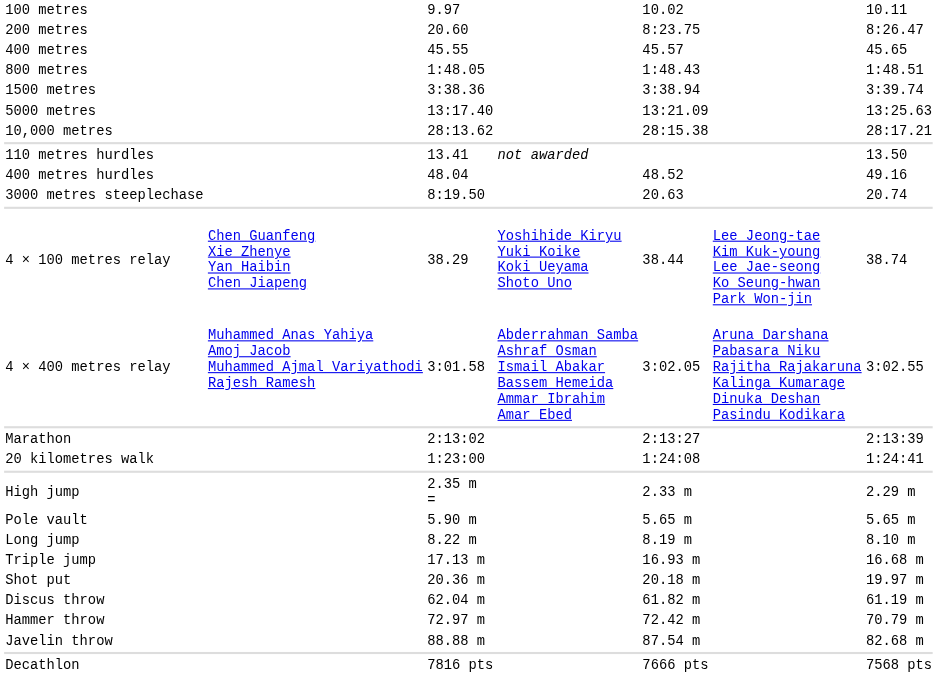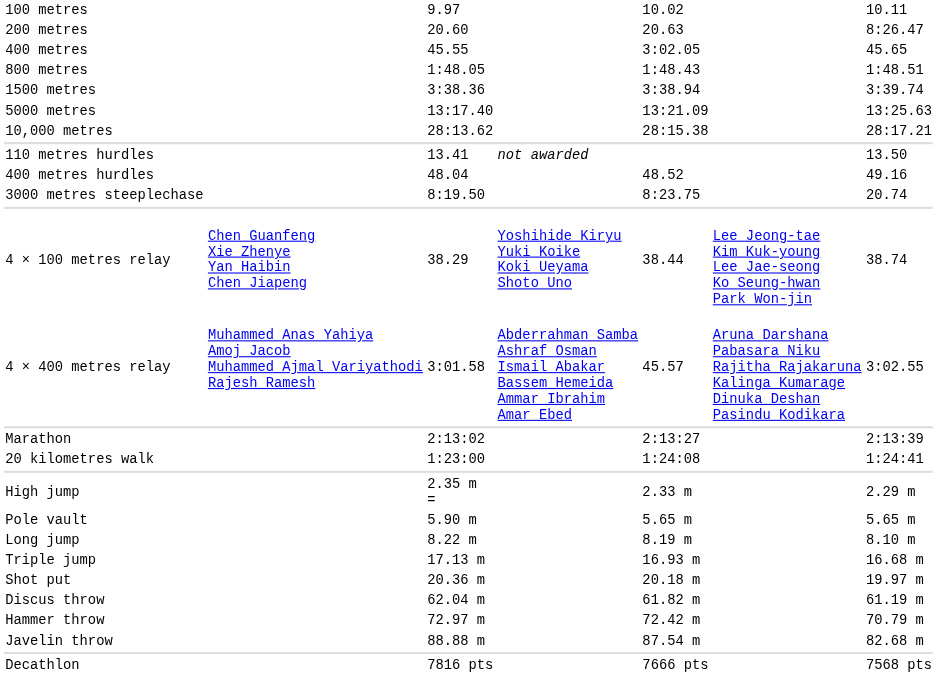(671, 30) 8:23.75 -> (663, 30) 20.63
(663, 50) 45.57 -> (671, 50) 3:02.05
(663, 196) 20.63 -> (671, 196) 8:23.75
(671, 367) 3:02.05 -> (663, 367) 45.57
